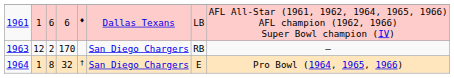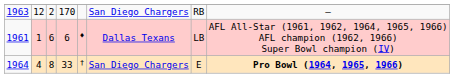rows swapped: (18, 23) <-> (18, 48)
(39, 64) 1 -> (39, 64) 4
(67, 64) 32 -> (67, 64) 33
(328, 64) normal -> (328, 64) bold
